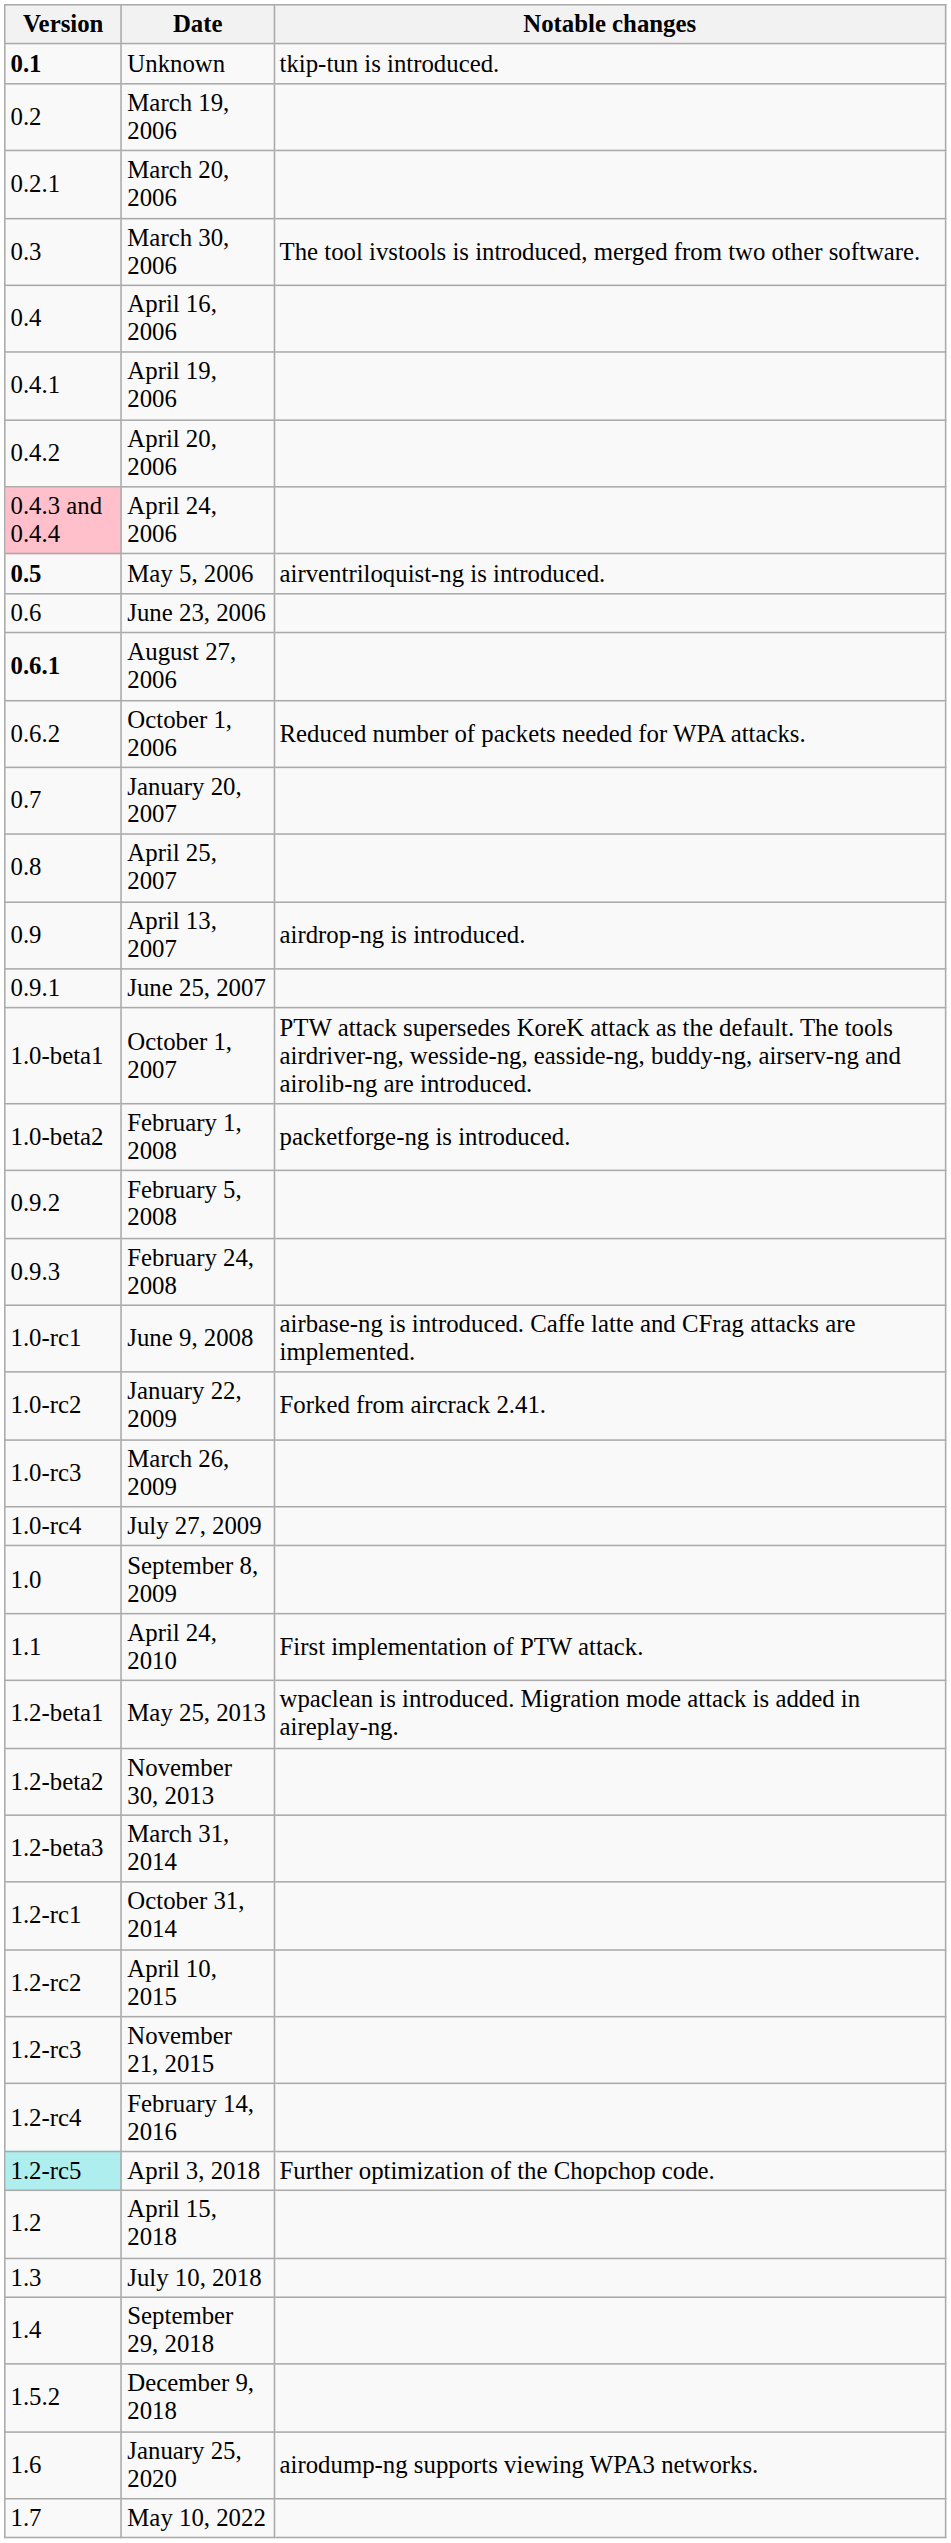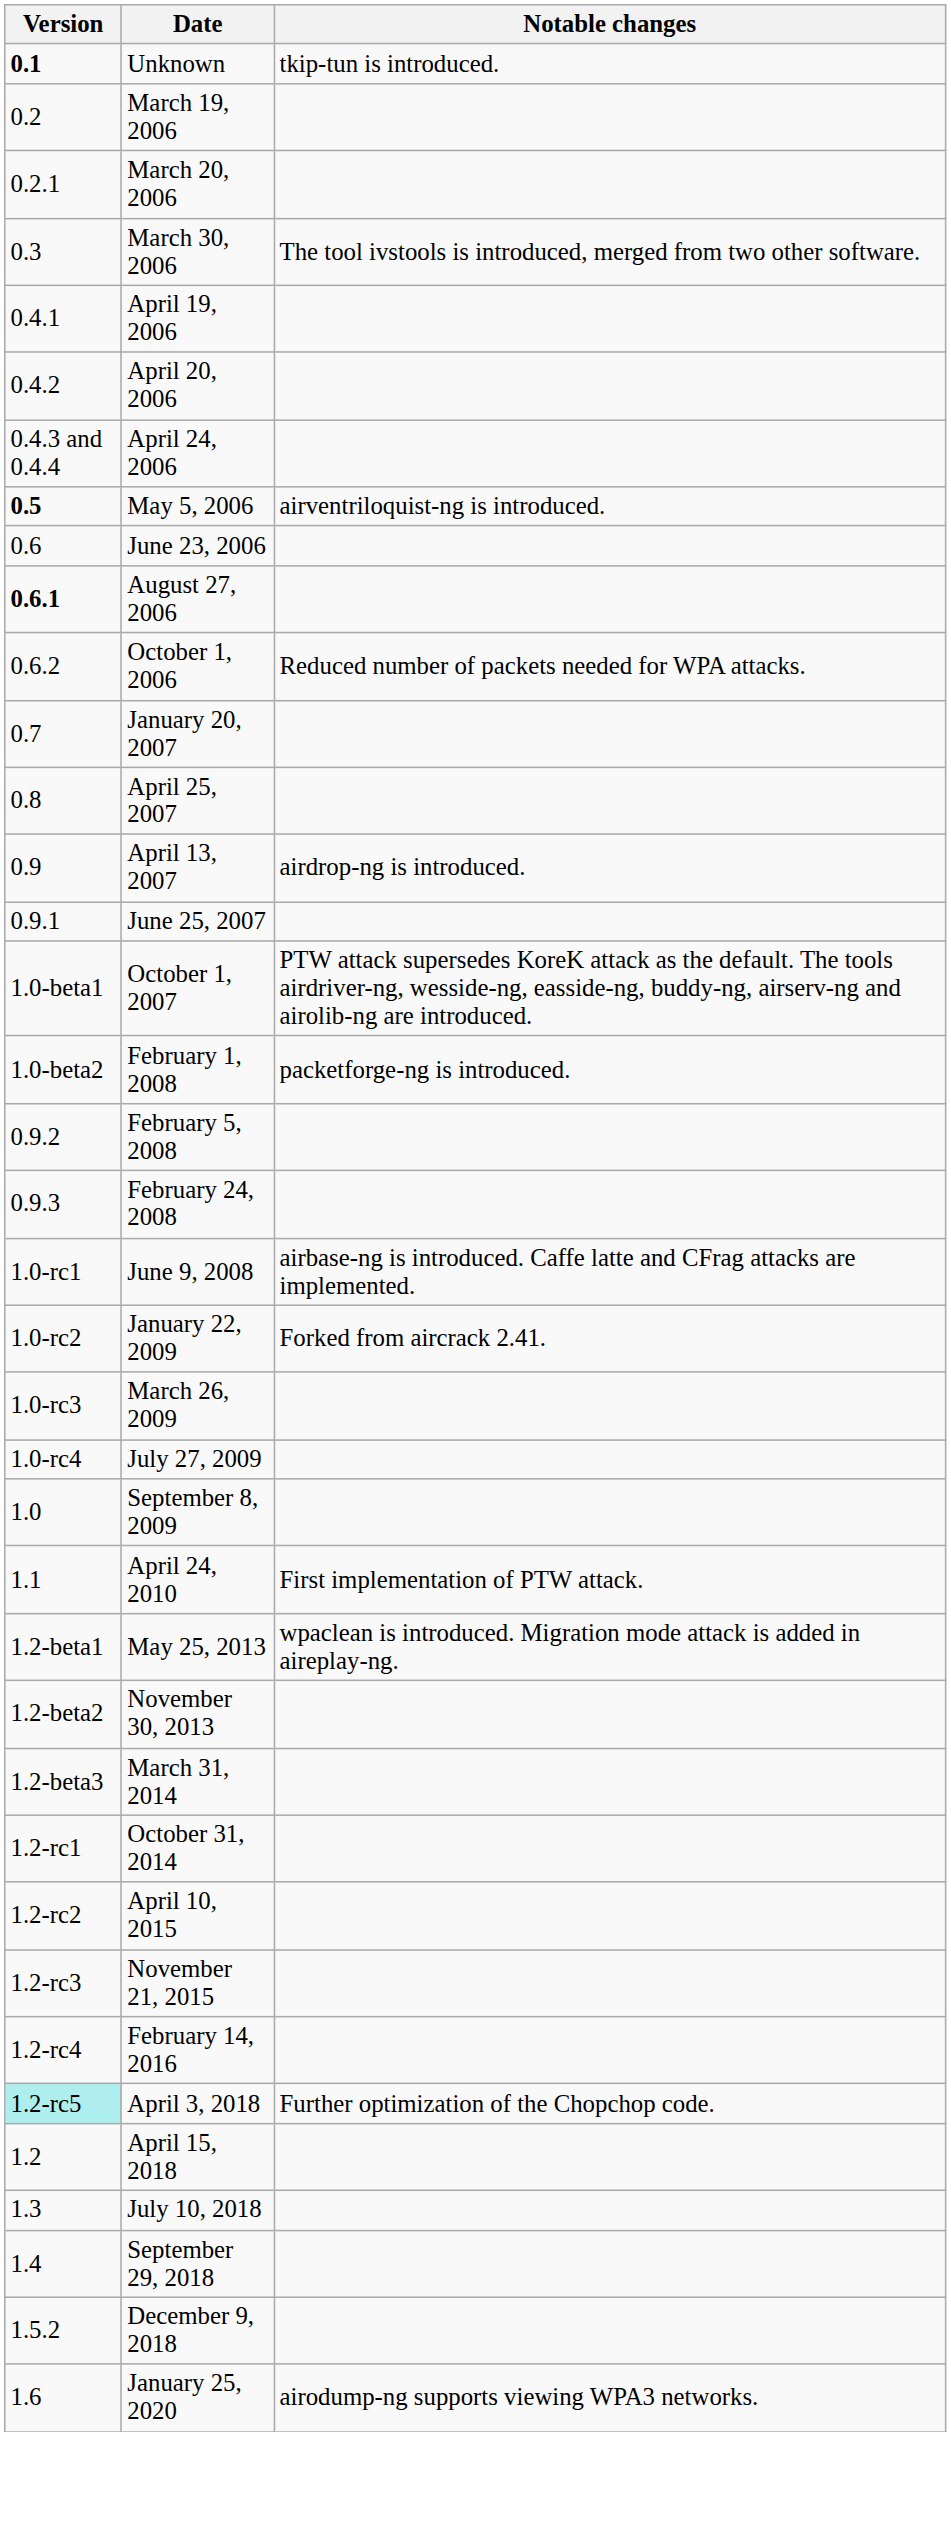- row: (172, 318)
(56, 520) pink background -> (56, 452) no background
- row: (197, 2518)
